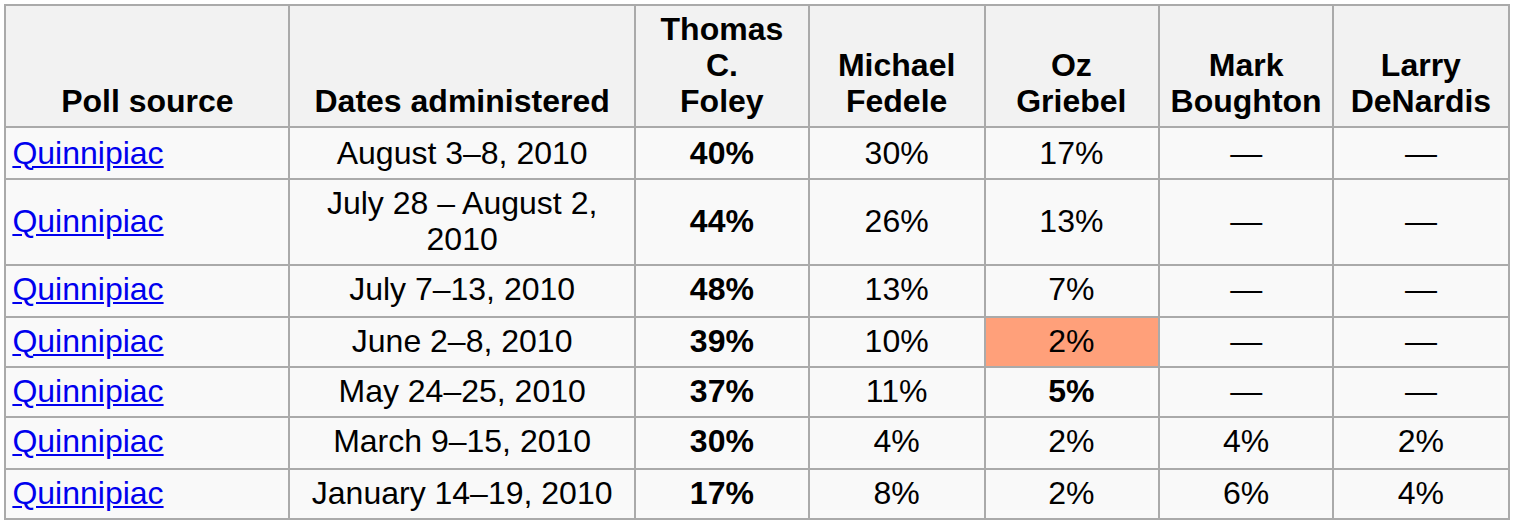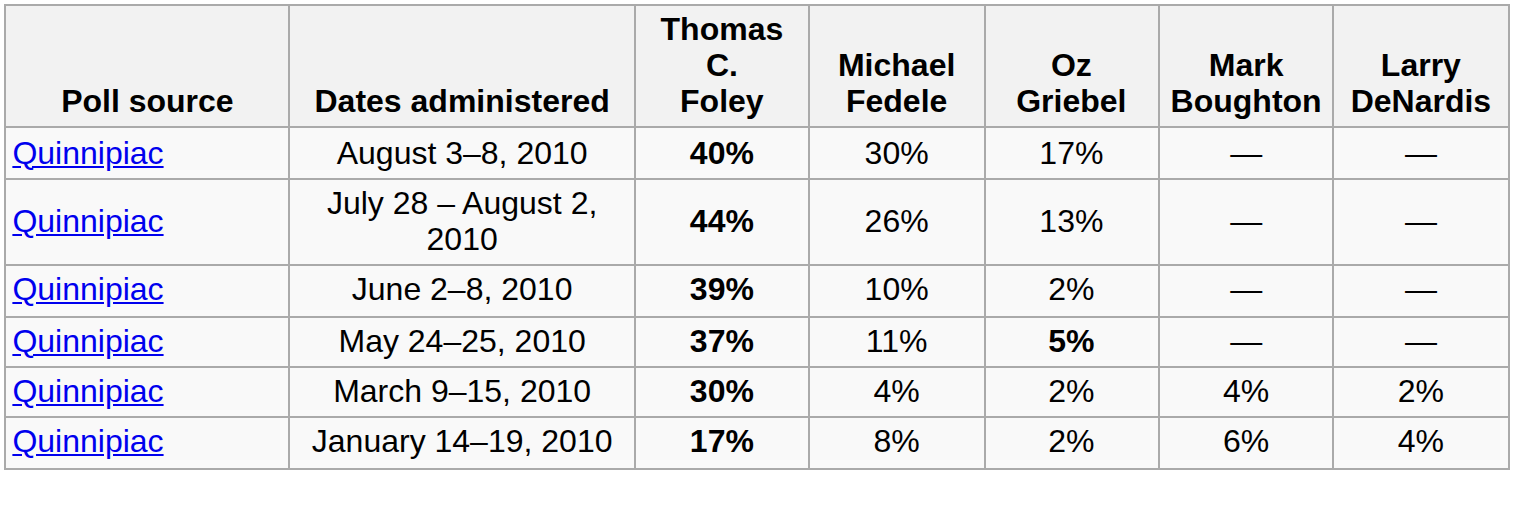- row: (462, 290)
(1071, 340) lightsalmon background -> (1071, 290) no background
